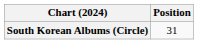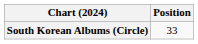(172, 30) 31 -> (172, 30) 33
